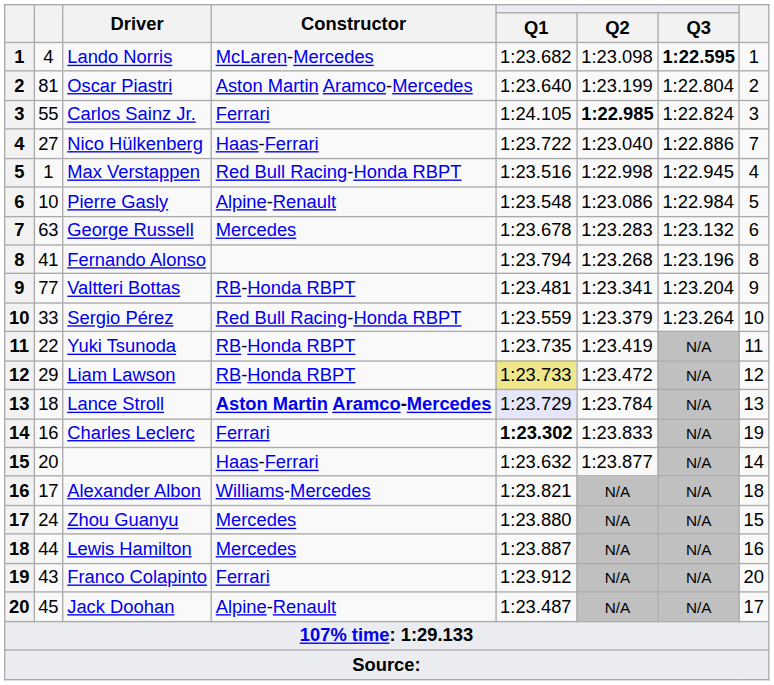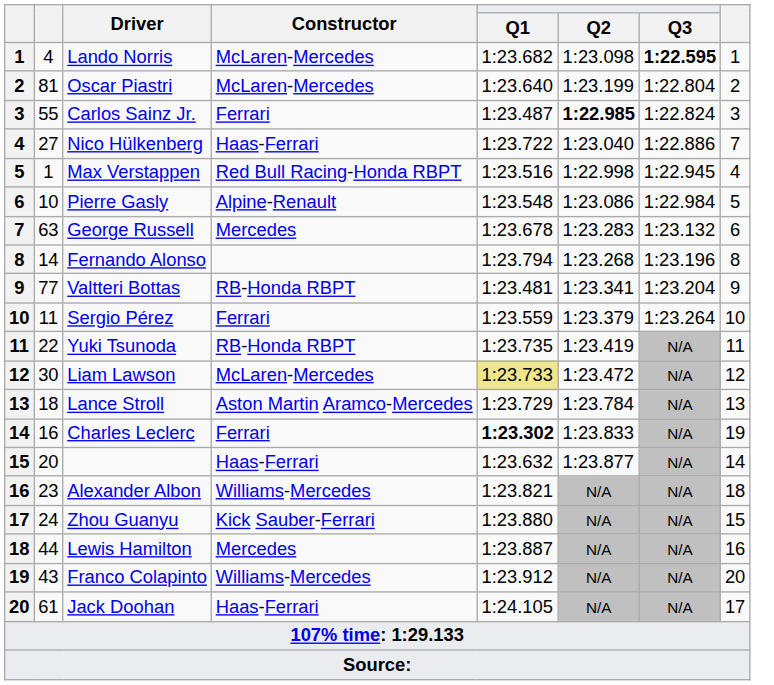(344, 85) Aston Martin Aramco-Mercedes -> (295, 85) McLaren-Mercedes
(536, 114) 1:24.105 -> (517, 114) 1:23.487
(48, 259) 41 -> (48, 259) 14
(48, 317) 33 -> (48, 317) 11
(339, 317) Red Bull Racing-Honda RBPT -> (243, 317) Ferrari
(48, 375) 29 -> (48, 375) 30
(286, 375) RB-Honda RBPT -> (295, 375) McLaren-Mercedes
(354, 404) bold -> (344, 404) normal
(536, 404) lavender background -> (517, 404) no background
(48, 490) 17 -> (48, 490) 23
(256, 519) Mercedes -> (295, 519) Kick Sauber-Ferrari
(243, 577) Ferrari -> (293, 577) Williams-Mercedes
(48, 606) 45 -> (48, 606) 61
(276, 606) Alpine-Renault -> (267, 606) Haas-Ferrari
(536, 606) 1:23.487 -> (517, 606) 1:24.105
